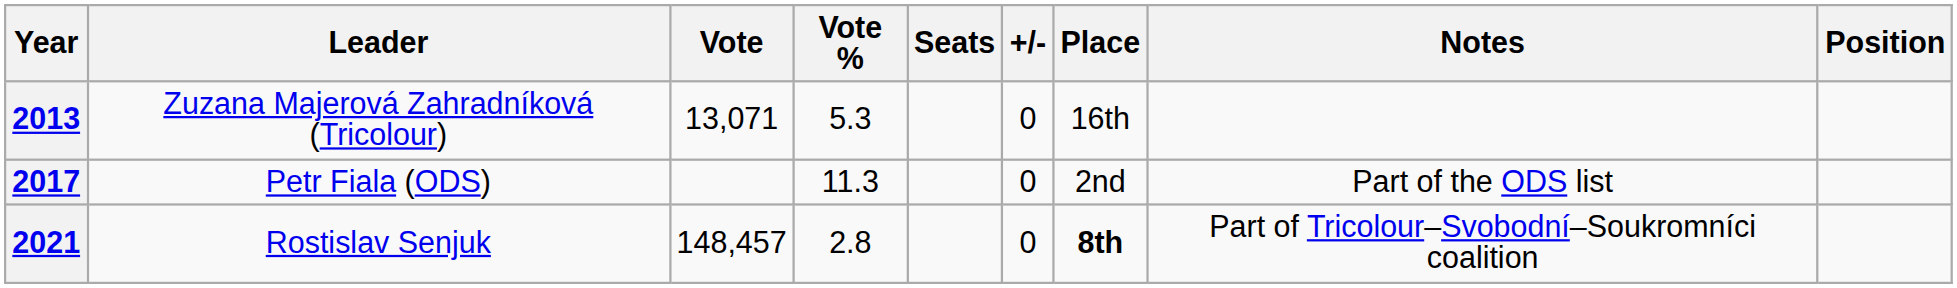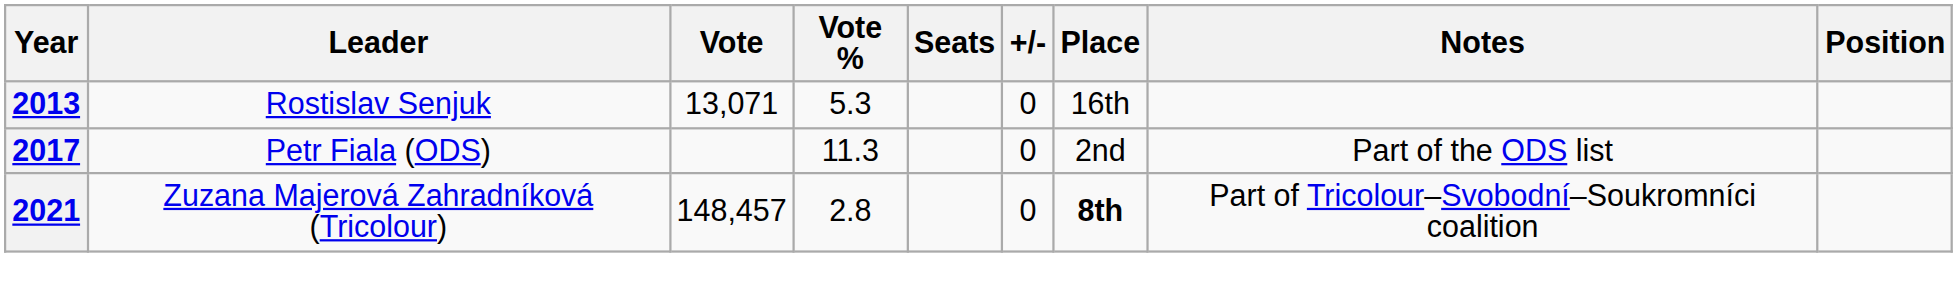(378, 119) Zuzana Majerová Zahradníková (Tricolour) -> (378, 104) Rostislav Senjuk
(378, 242) Rostislav Senjuk -> (378, 211) Zuzana Majerová Zahradníková (Tricolour)
